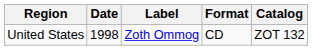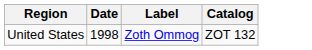- column: (227, 14)
